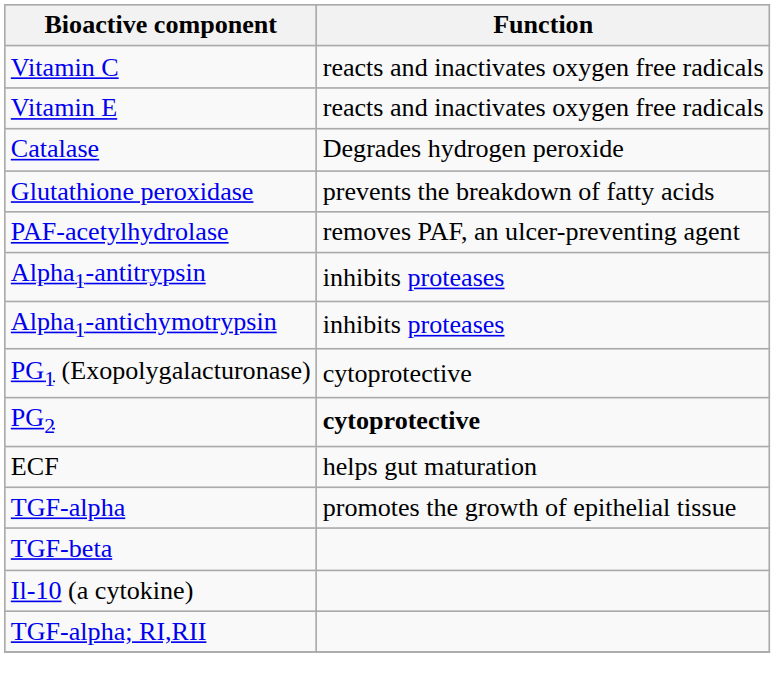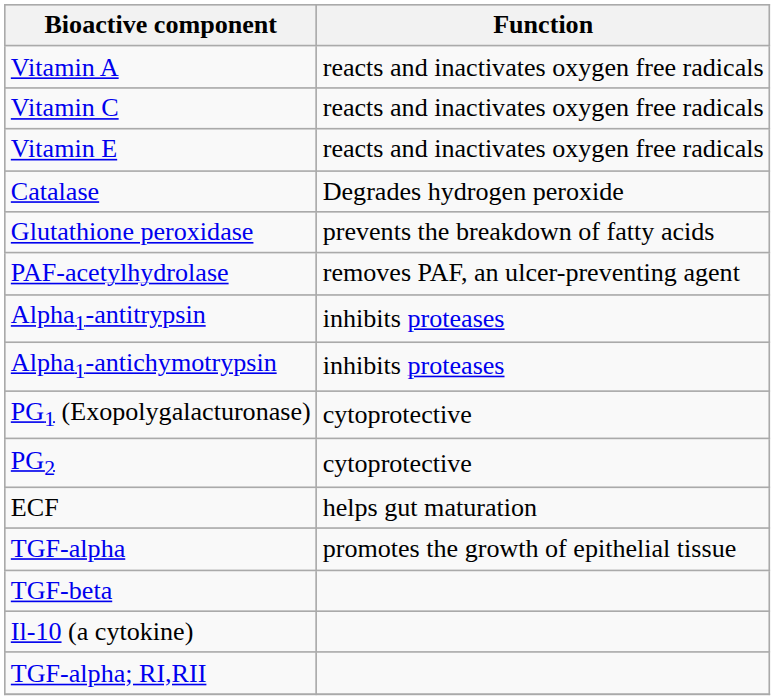+ row: (65, 66)
(401, 421) bold -> (397, 462) normal
